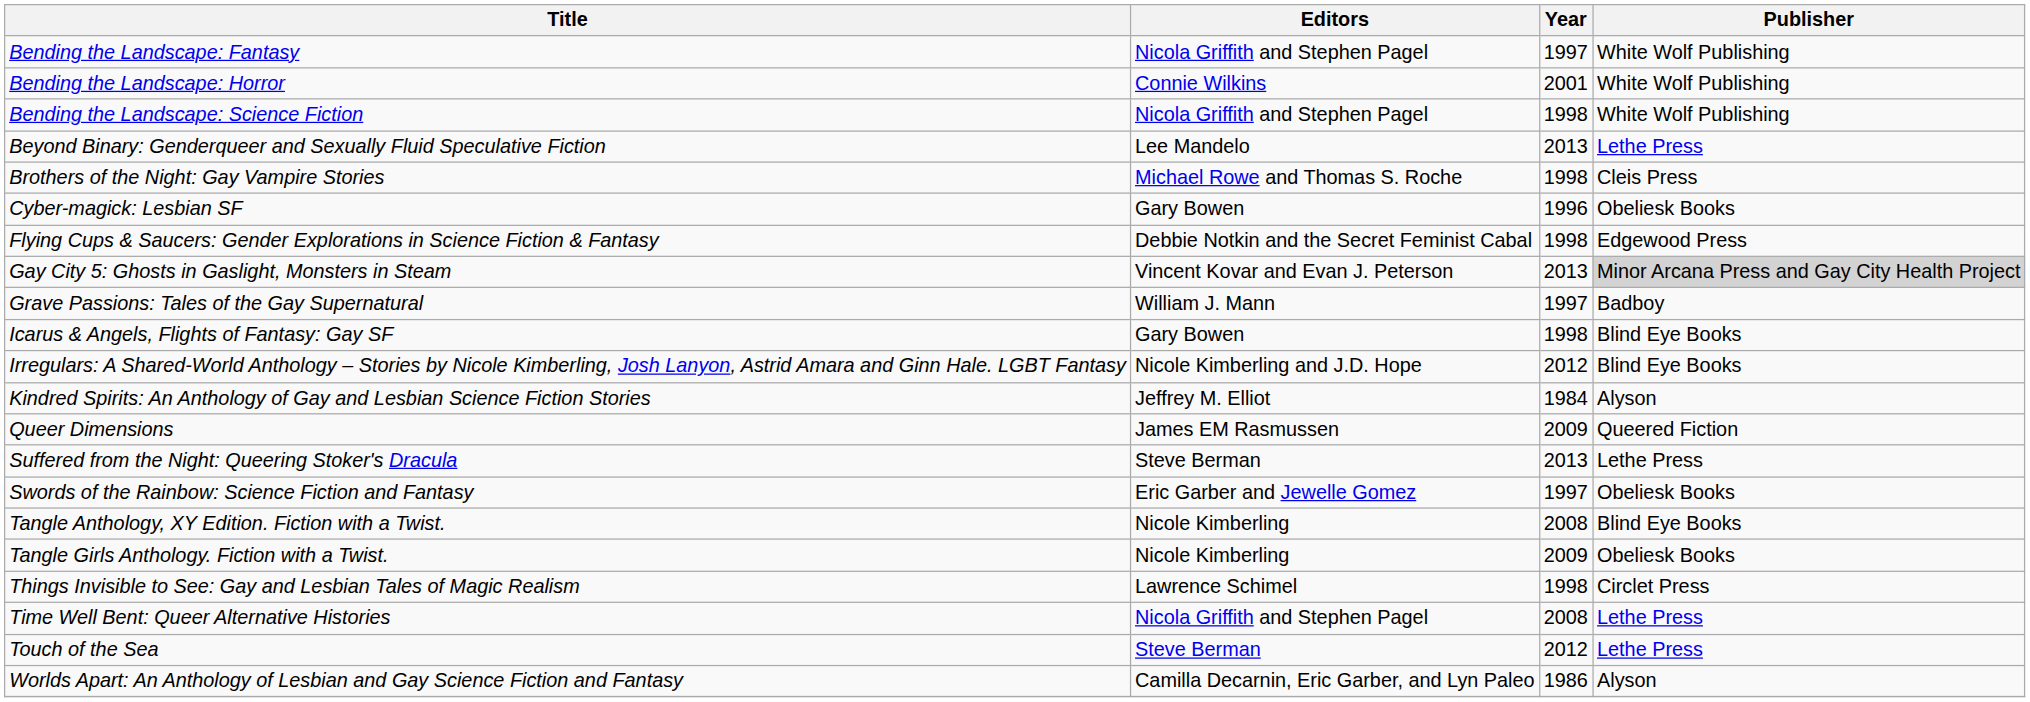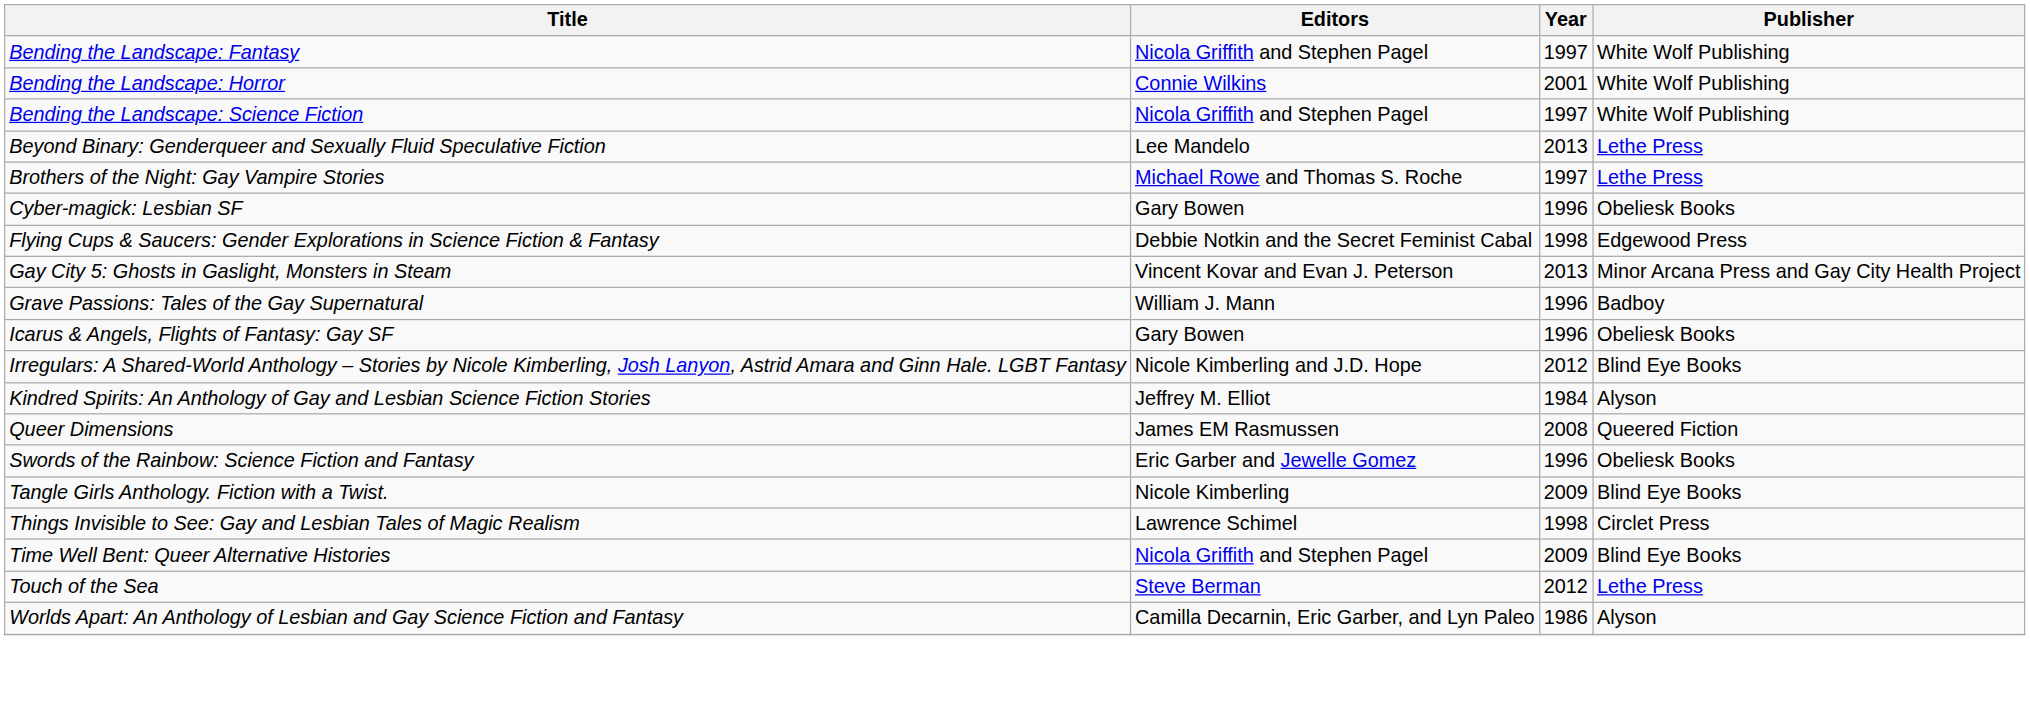(1566, 114) 1998 -> (1566, 114) 1997
(1566, 177) 1998 -> (1566, 177) 1997
(1647, 177) Cleis Press -> (1650, 177) Lethe Press
(1809, 271) lightgrey background -> (1809, 271) no background
(1566, 303) 1997 -> (1566, 303) 1996
(1566, 334) 1998 -> (1566, 334) 1996
(1669, 334) Blind Eye Books -> (1666, 334) Obeliesk Books
(1566, 429) 2009 -> (1566, 429) 2008
- row: (233, 460)
(1566, 492) 1997 -> (1566, 460) 1996
- row: (227, 523)
(1666, 555) Obeliesk Books -> (1669, 492) Blind Eye Books
(1566, 618) 2008 -> (1566, 555) 2009
(1650, 618) Lethe Press -> (1669, 555) Blind Eye Books
